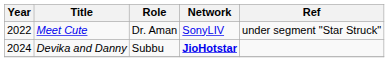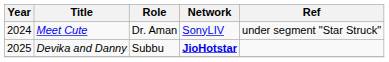(19, 30) 2022 -> (19, 30) 2024
(19, 48) 2024 -> (19, 48) 2025
